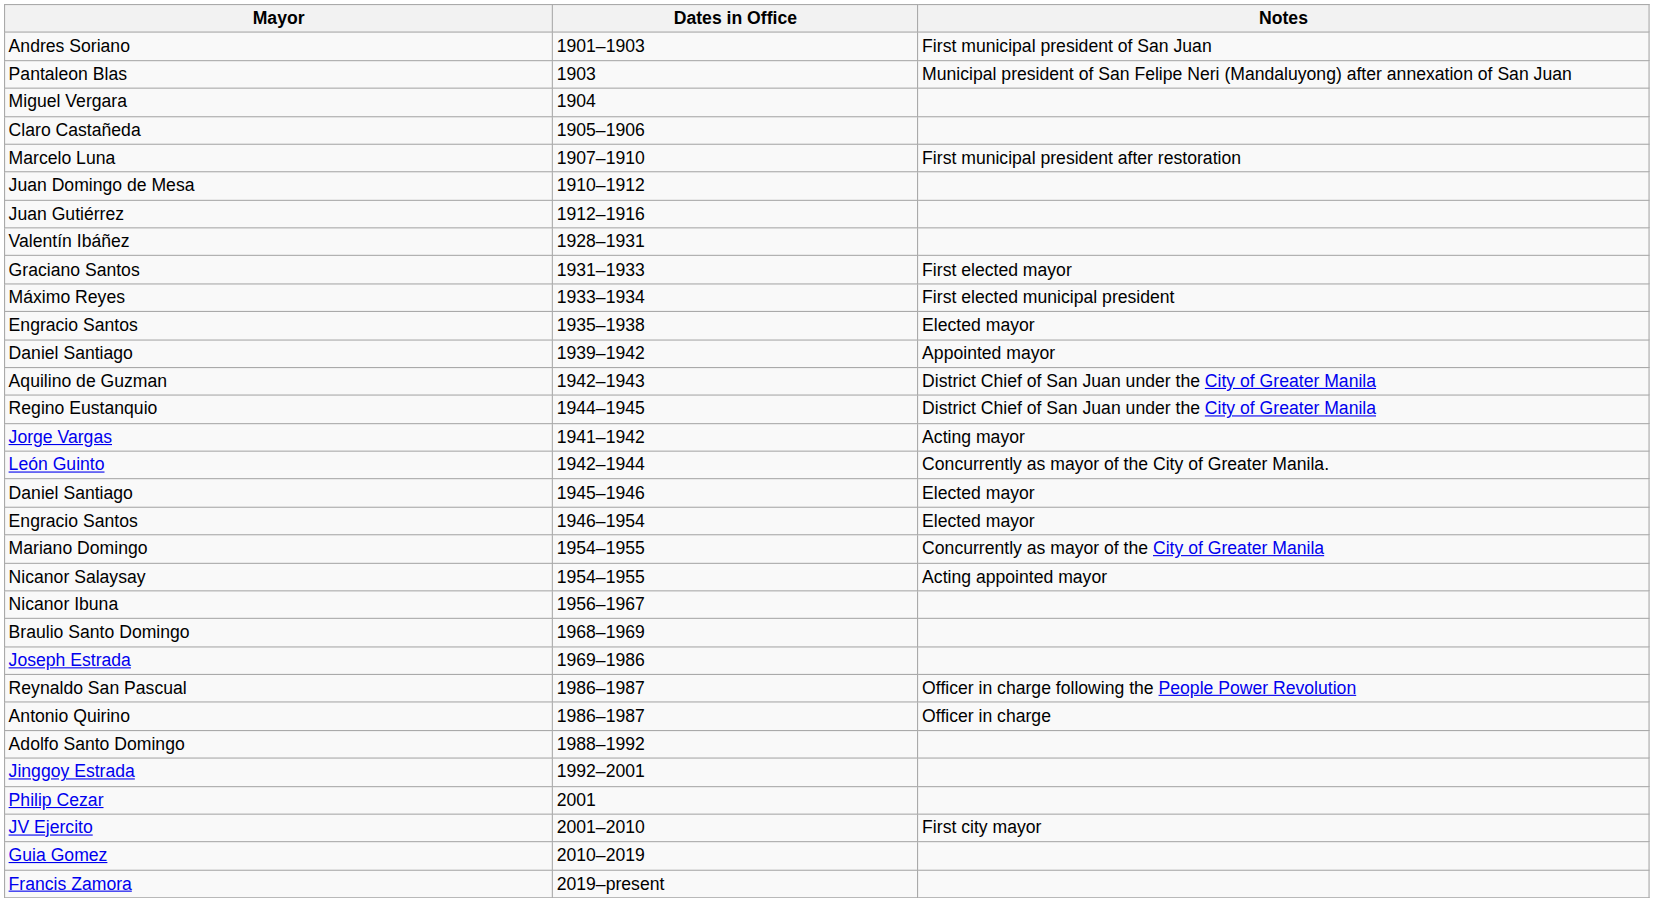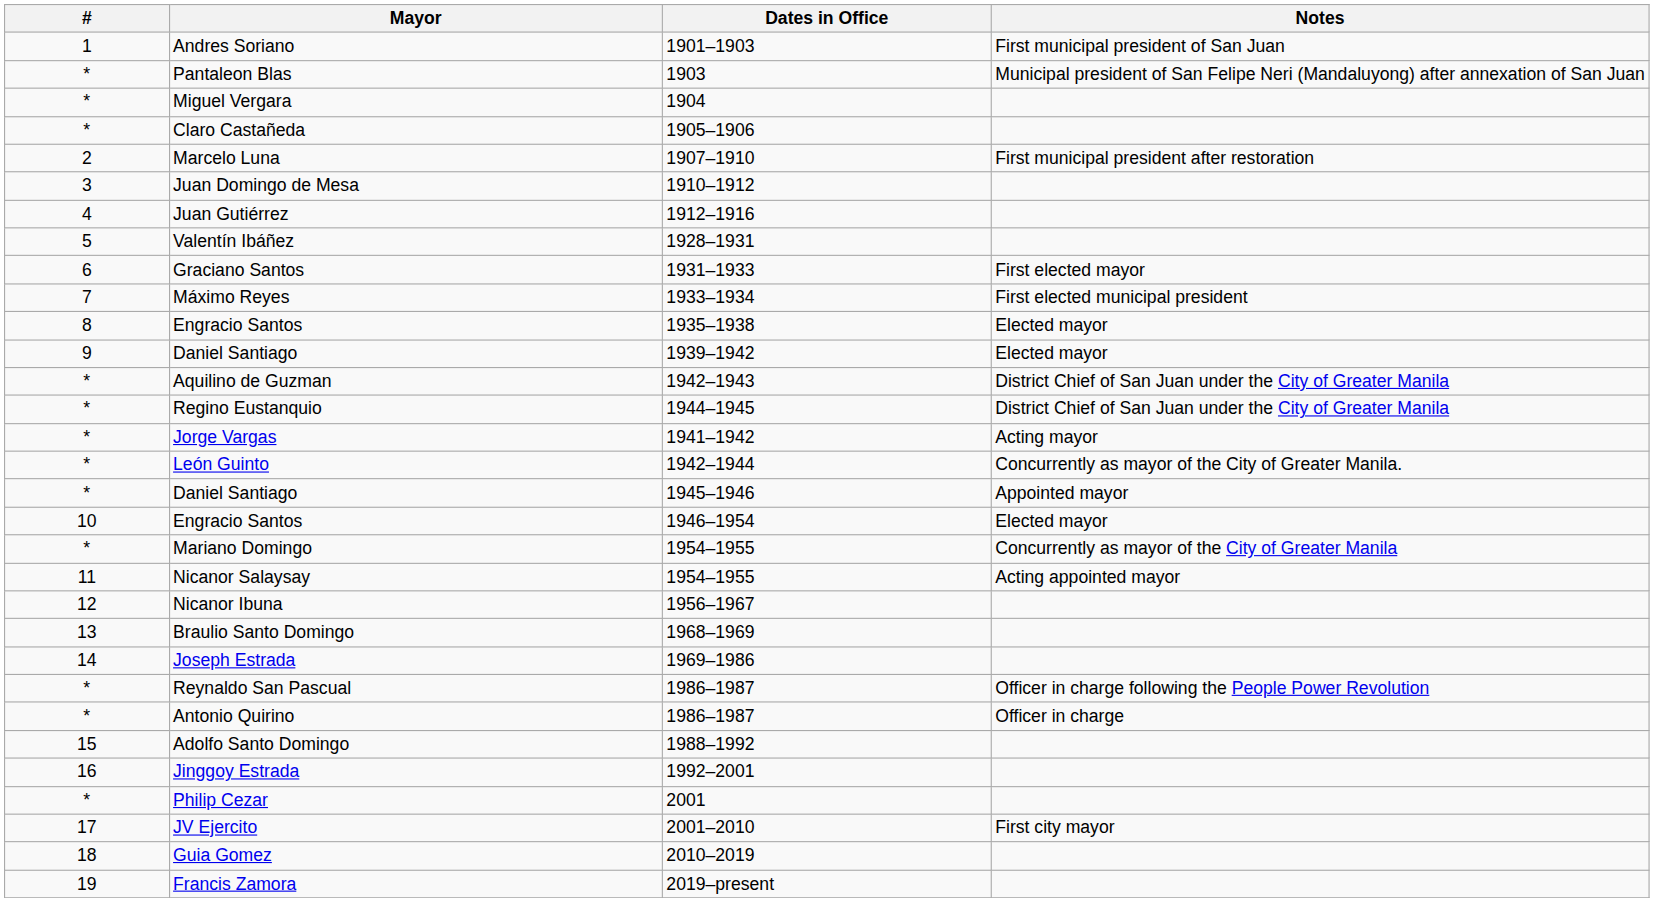+ column: (87, 18)
(989, 353) Appointed mayor -> (1051, 353) Elected mayor
(978, 492) Elected mayor -> (1062, 492) Appointed mayor
